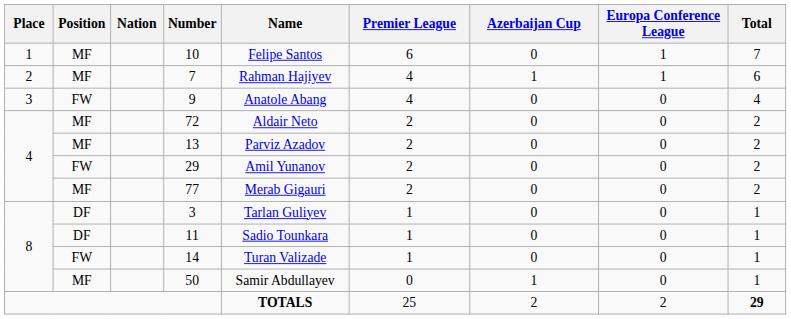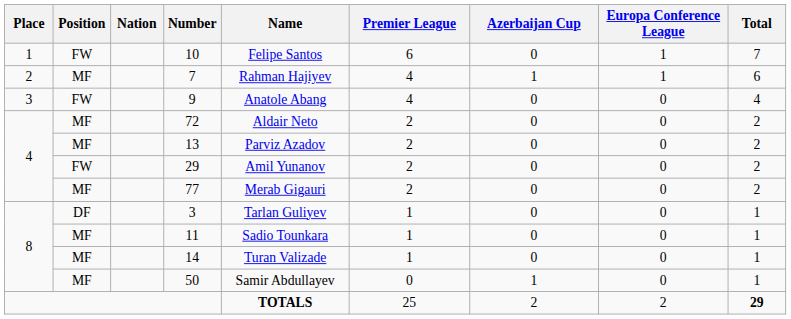(82, 54) MF -> (82, 54) FW
(82, 235) DF -> (82, 235) MF
(82, 257) FW -> (82, 257) MF
